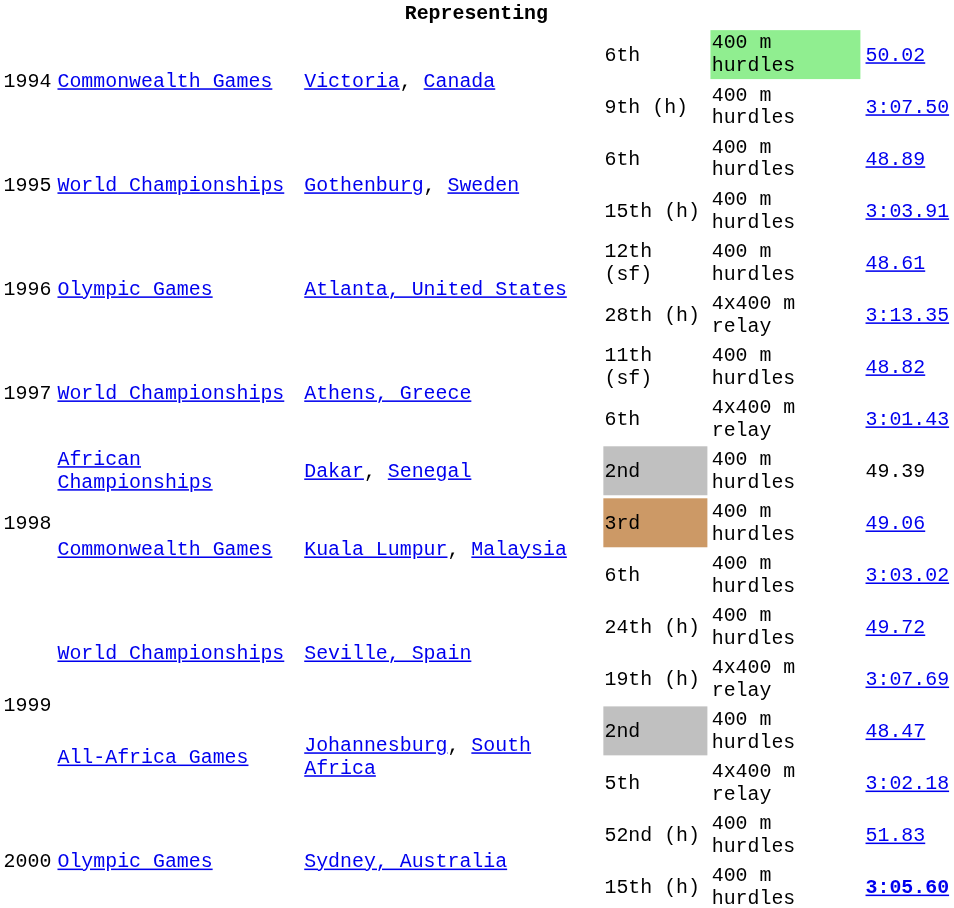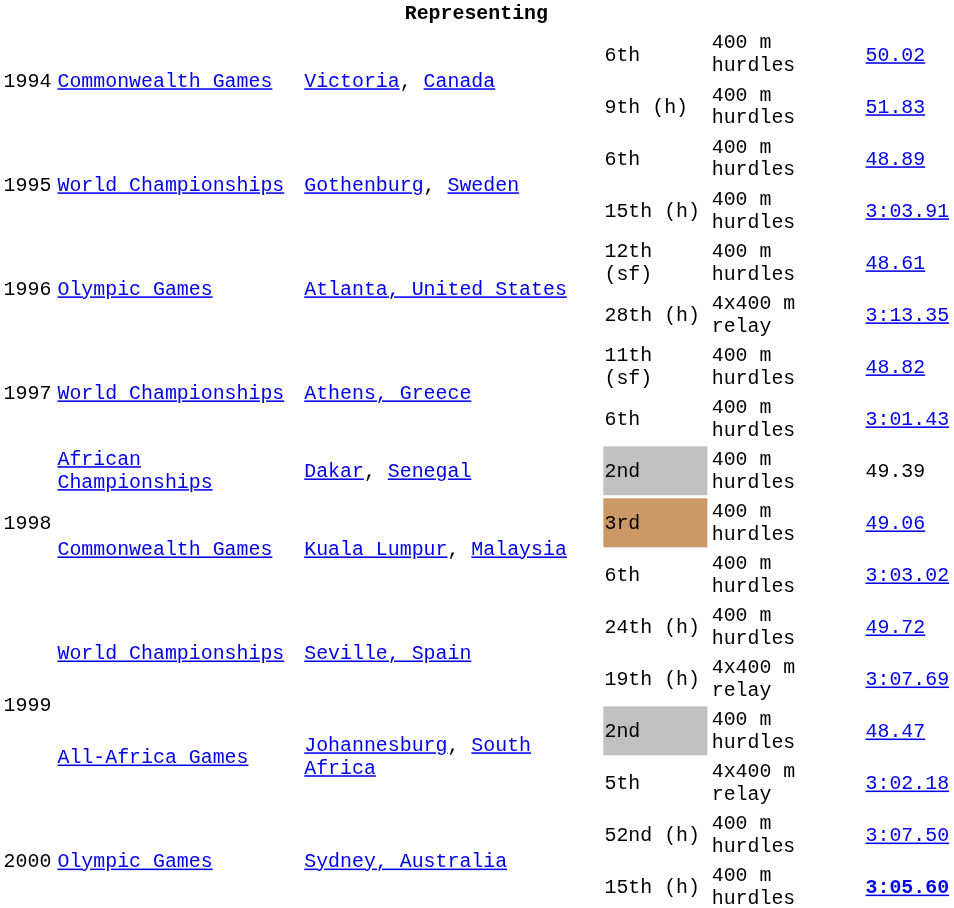(754, 55) lightgreen background -> (754, 55) no background
(907, 107) 3:07.50 -> (895, 107) 51.83
(754, 419) 4x400 m relay -> (754, 419) 400 m hurdles
(895, 835) 51.83 -> (907, 835) 3:07.50
